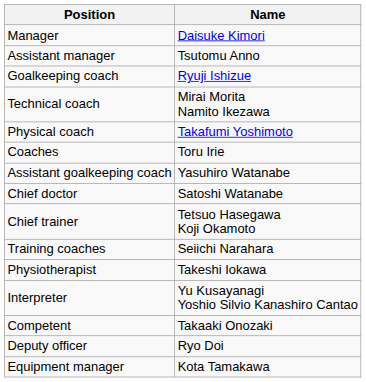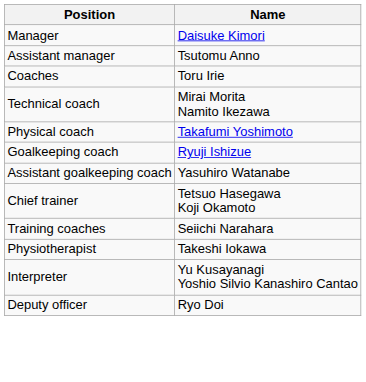rows swapped: (33, 152) <-> (63, 76)
- row: (42, 193)
- row: (39, 325)
- row: (66, 366)
